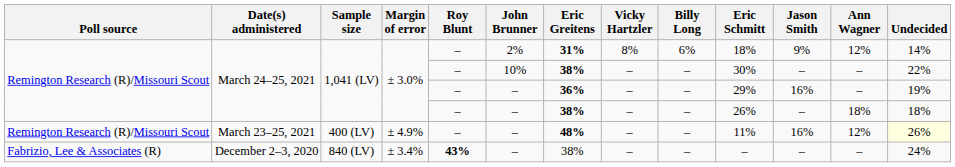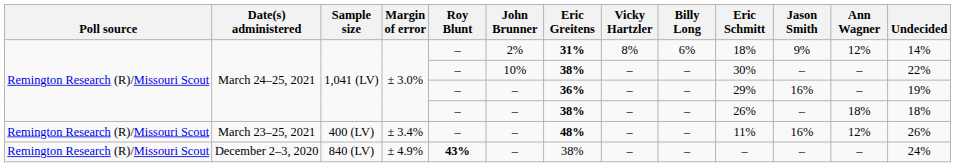(405, 131) ± 4.9% -> (405, 131) ± 3.4%
(919, 131) lightyellow background -> (919, 131) no background
(84, 152) Fabrizio, Lee & Associates (R) -> (108, 152) Remington Research (R)/Missouri Scout
(405, 152) ± 3.4% -> (405, 152) ± 4.9%
